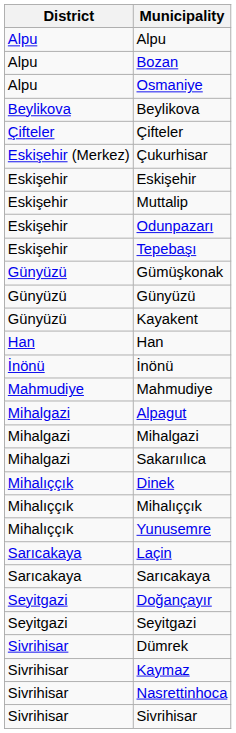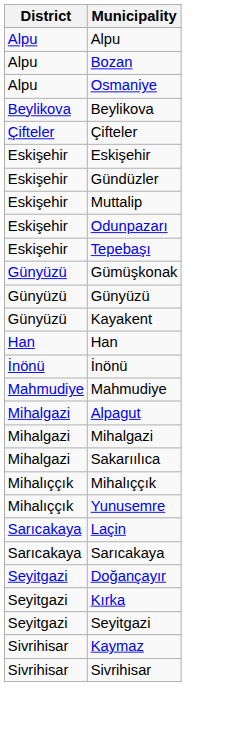- row: (172, 156)
+ row: (125, 179)
- row: (155, 483)
+ row: (108, 599)
- row: (162, 646)
- row: (182, 693)
